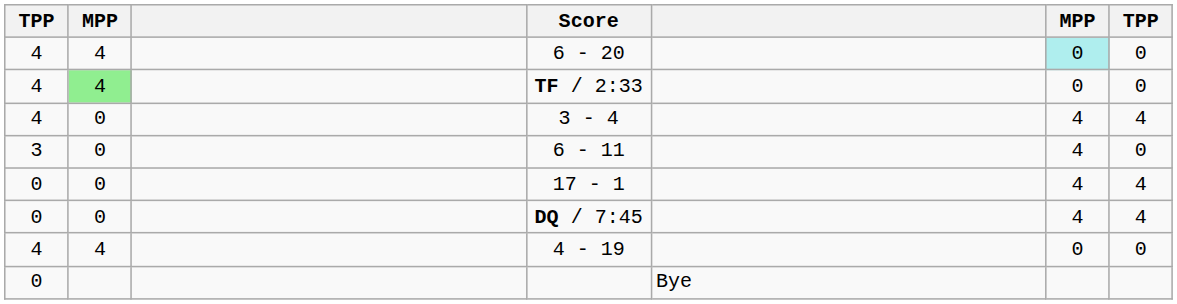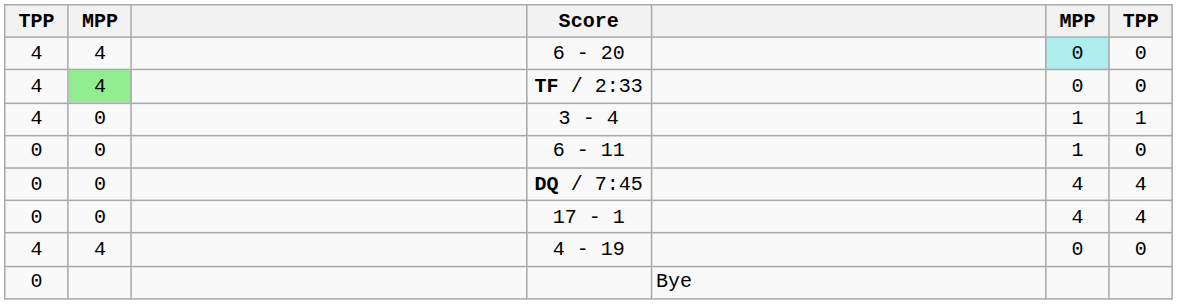(1077, 119) 4 -> (1077, 119) 1
(1141, 119) 4 -> (1141, 119) 1
(36, 152) 3 -> (36, 152) 0
(1077, 152) 4 -> (1077, 152) 1
rows swapped: (589, 184) <-> (589, 217)
